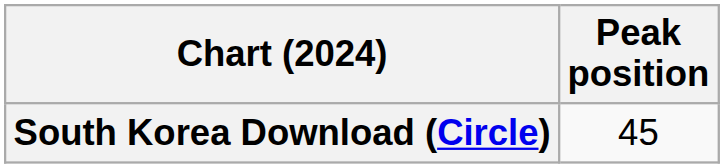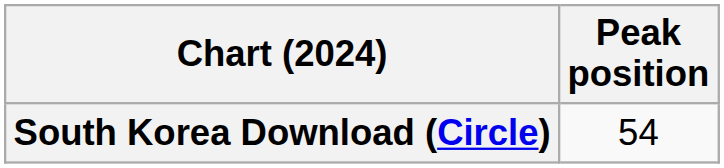(638, 132) 45 -> (638, 132) 54
